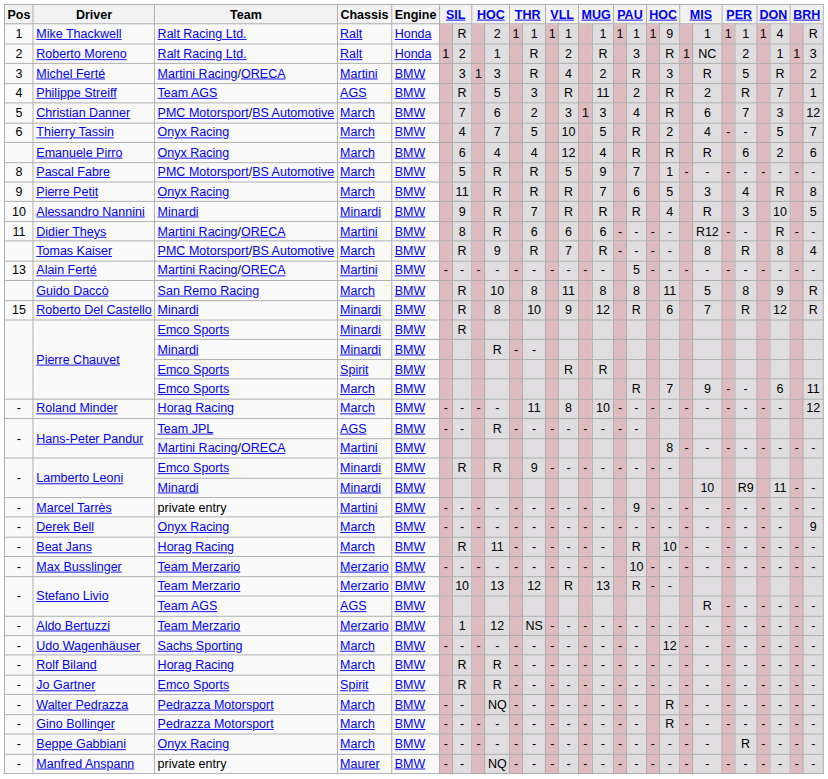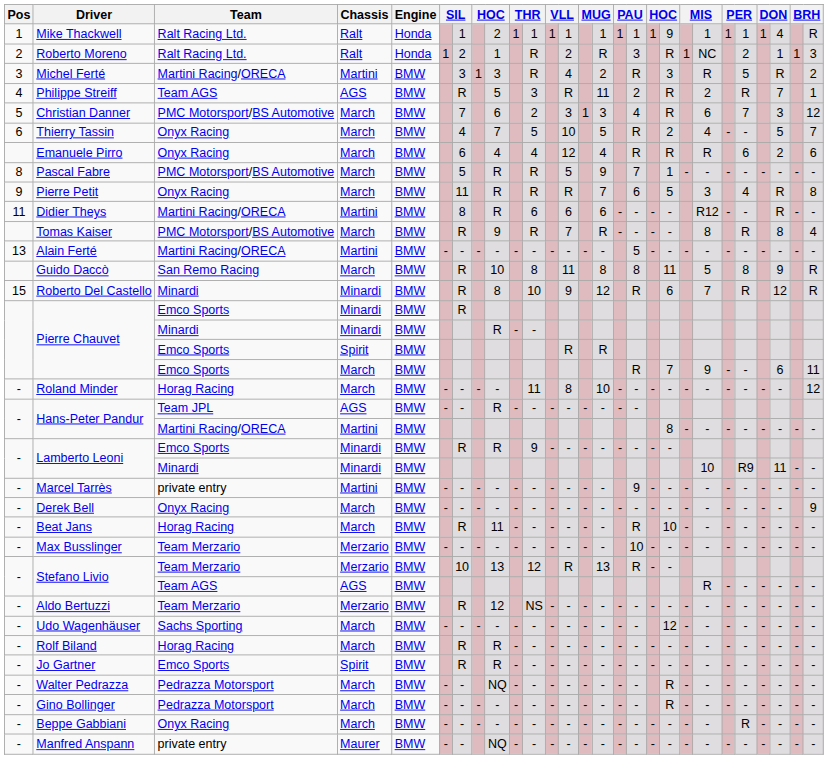(462, 34) R -> (462, 34) 1
- row: (91, 211)
(462, 625) 1 -> (462, 606) R
